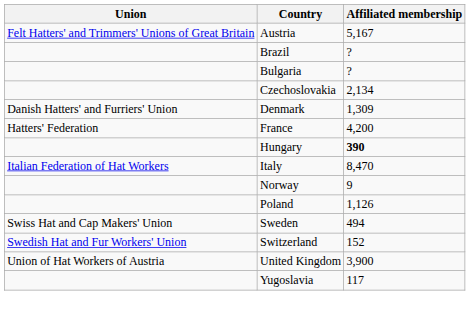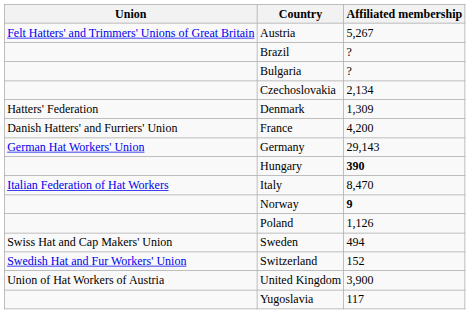(360, 33) 5,167 -> (360, 33) 5,267
(92, 109) Danish Hatters' and Furriers' Union -> (53, 109) Hatters' Federation
(53, 128) Hatters' Federation -> (92, 128) Danish Hatters' and Furriers' Union
+ row: (282, 147)
(350, 185) normal -> (350, 204) bold
